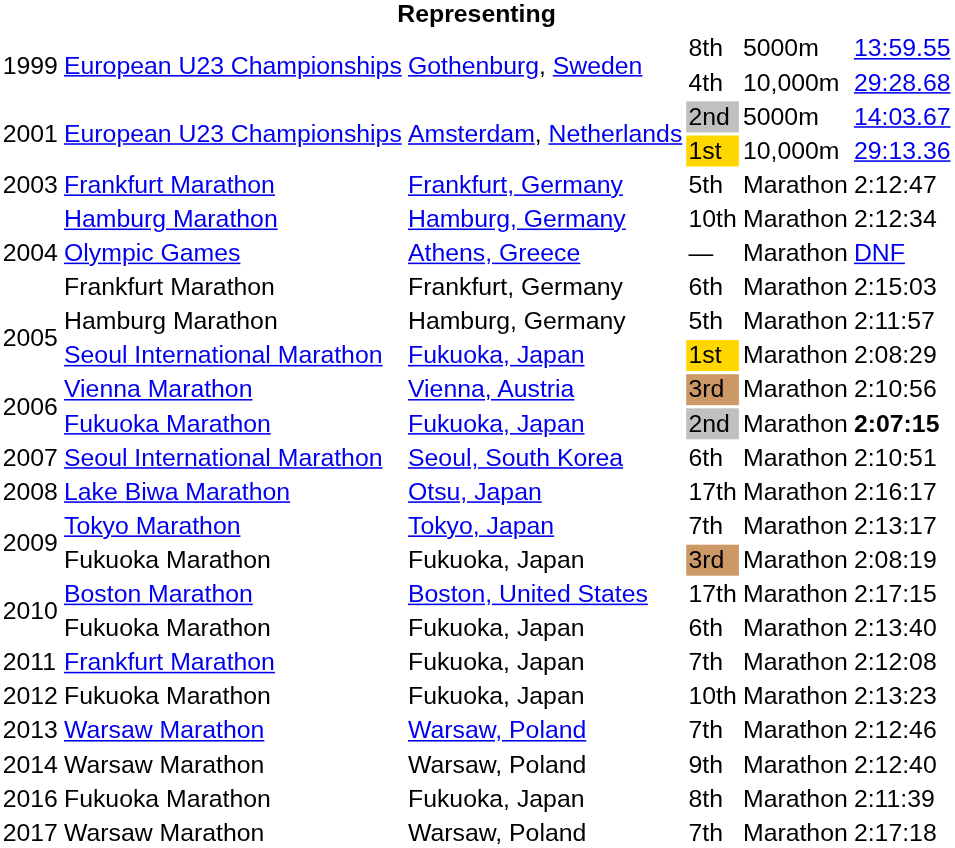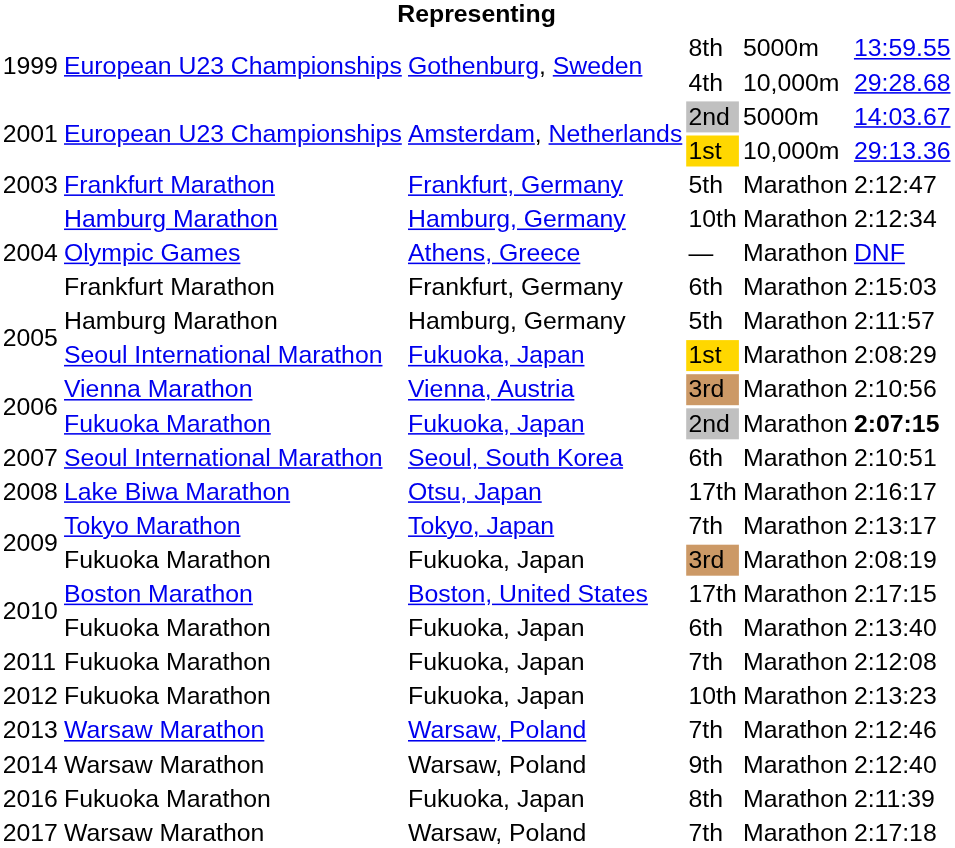(169, 662) Frankfurt Marathon -> (167, 662) Fukuoka Marathon
